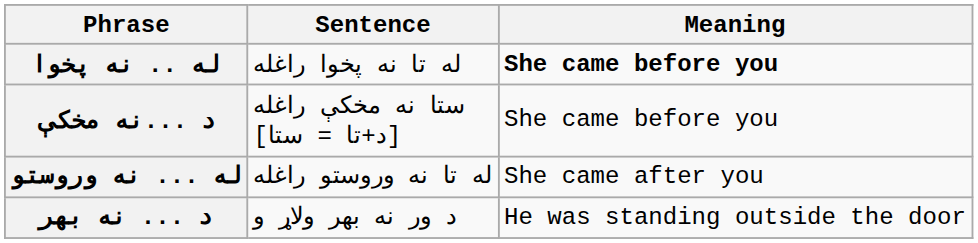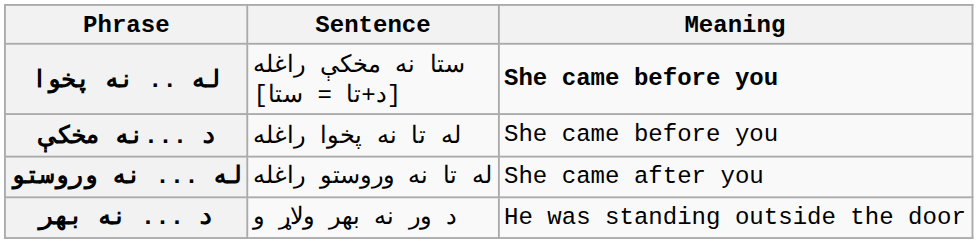(357, 66) له تا نه پخوا راغله -> (359, 80) ستا نه مخکې راغله [د+تا = ستا]
(359, 121) ستا نه مخکې راغله [د+تا = ستا] -> (357, 136) له تا نه پخوا راغله
